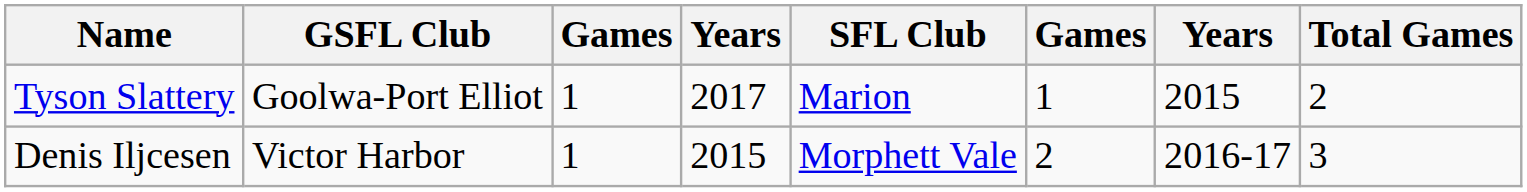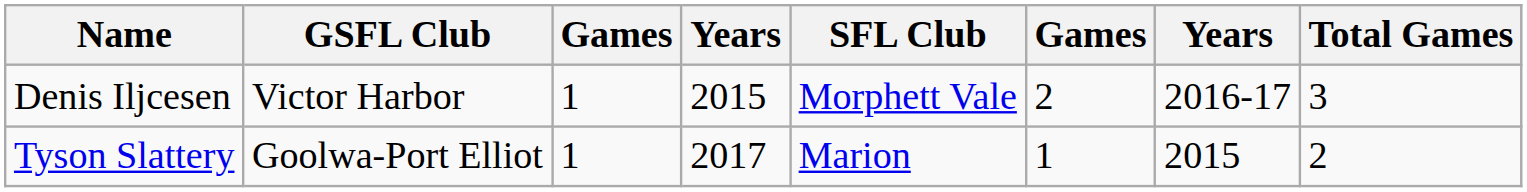rows swapped: (122, 155) <-> (124, 95)
